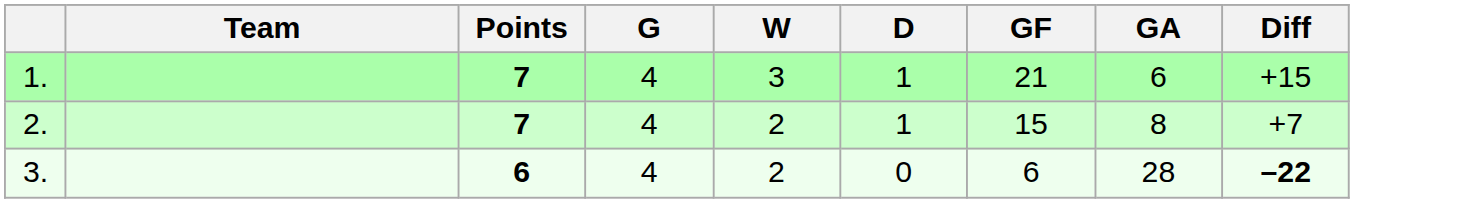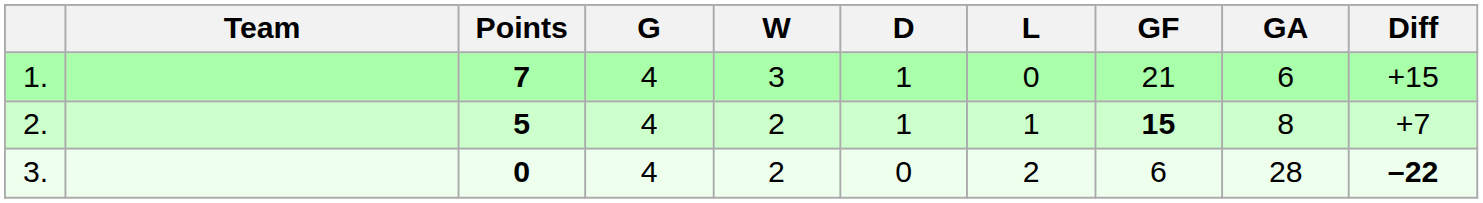+ column: (1031, 28)
(522, 124) 7 -> (522, 124) 5
(1031, 124) normal -> (1158, 124) bold
(522, 172) 6 -> (522, 172) 0
